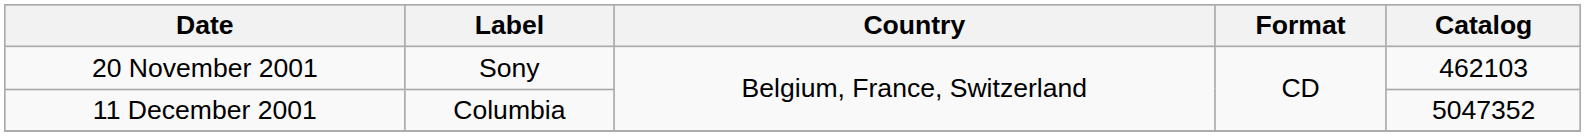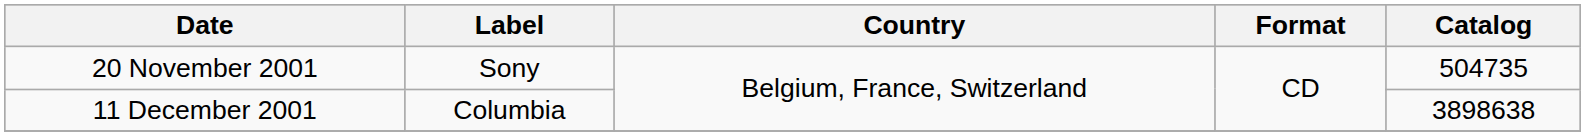(1484, 67) 462103 -> (1484, 67) 504735
(1484, 109) 5047352 -> (1484, 109) 3898638
